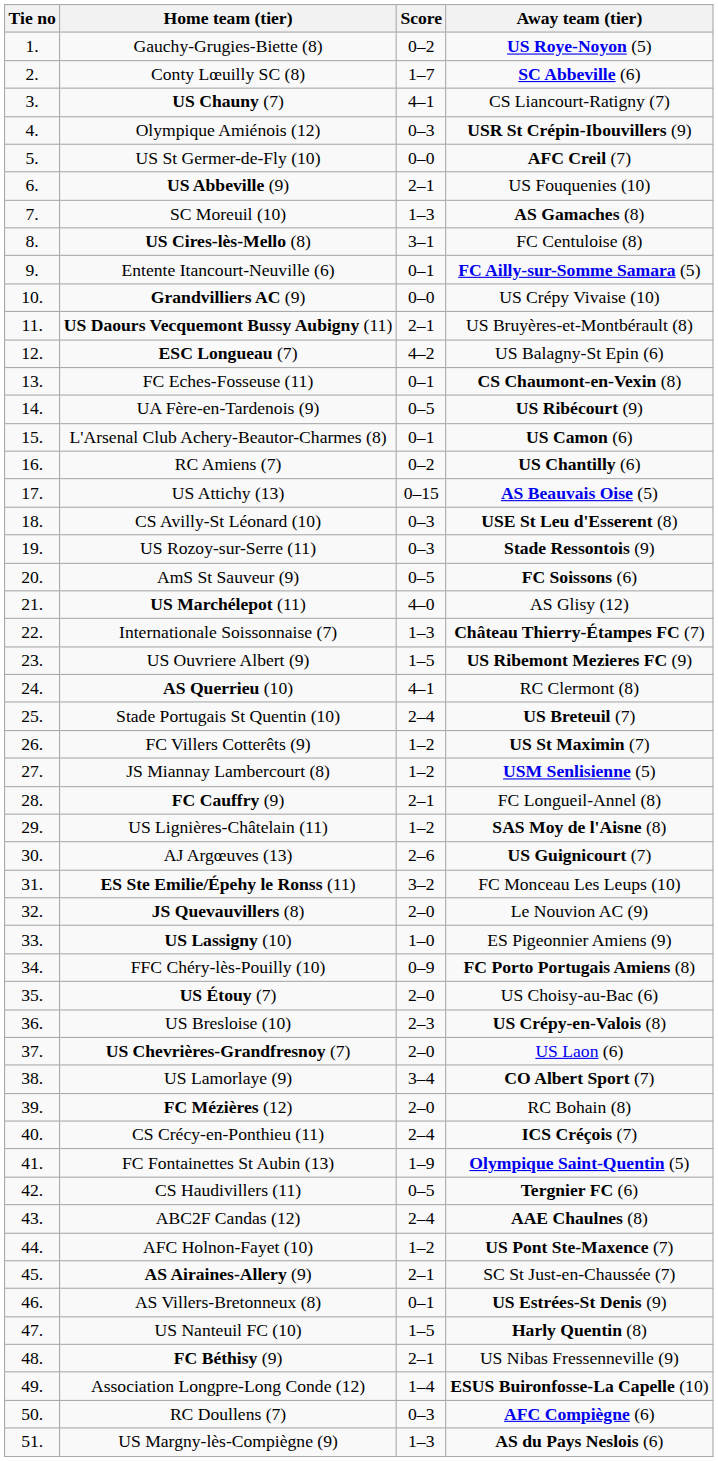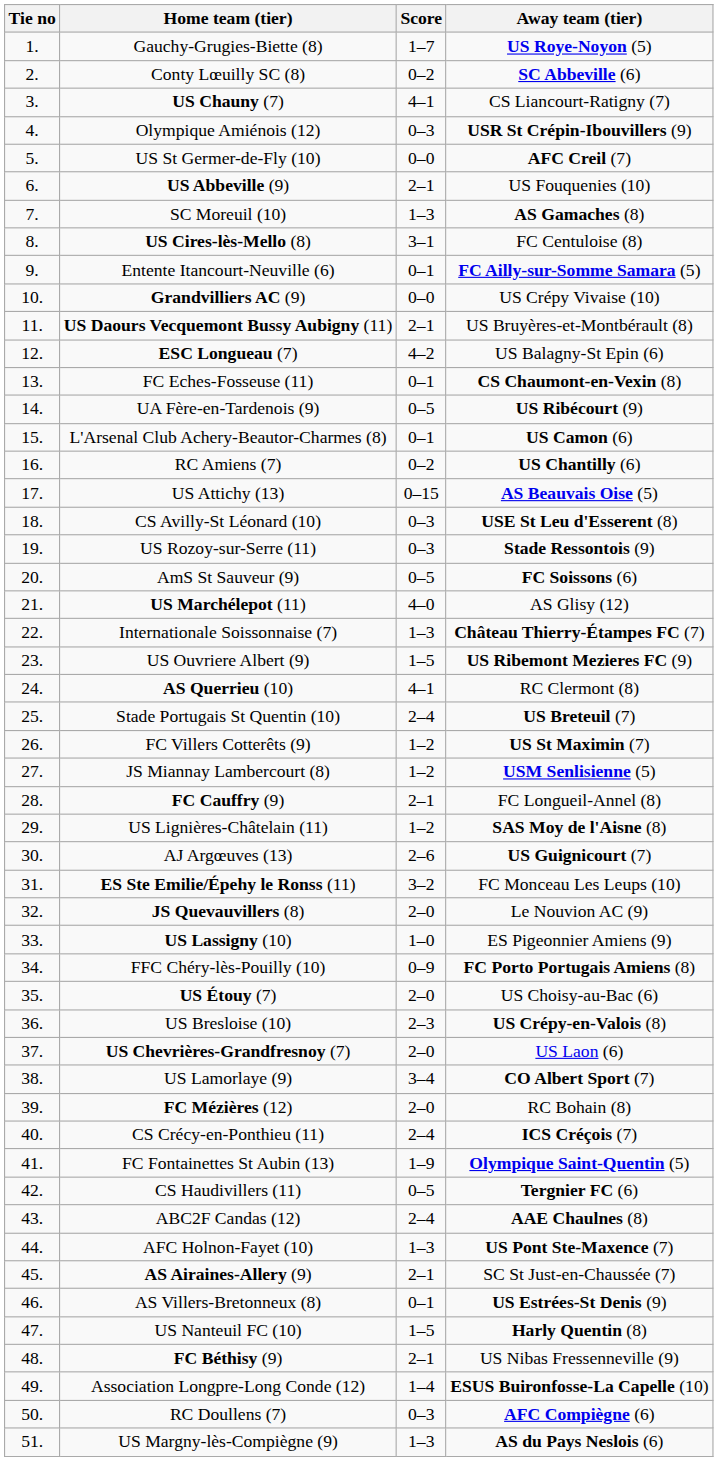(421, 46) 0–2 -> (421, 46) 1–7
(421, 74) 1–7 -> (421, 74) 0–2
(421, 1246) 1–2 -> (421, 1246) 1–3
